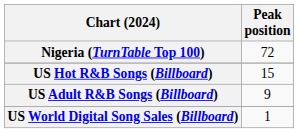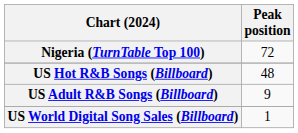(268, 73) 15 -> (268, 73) 48
